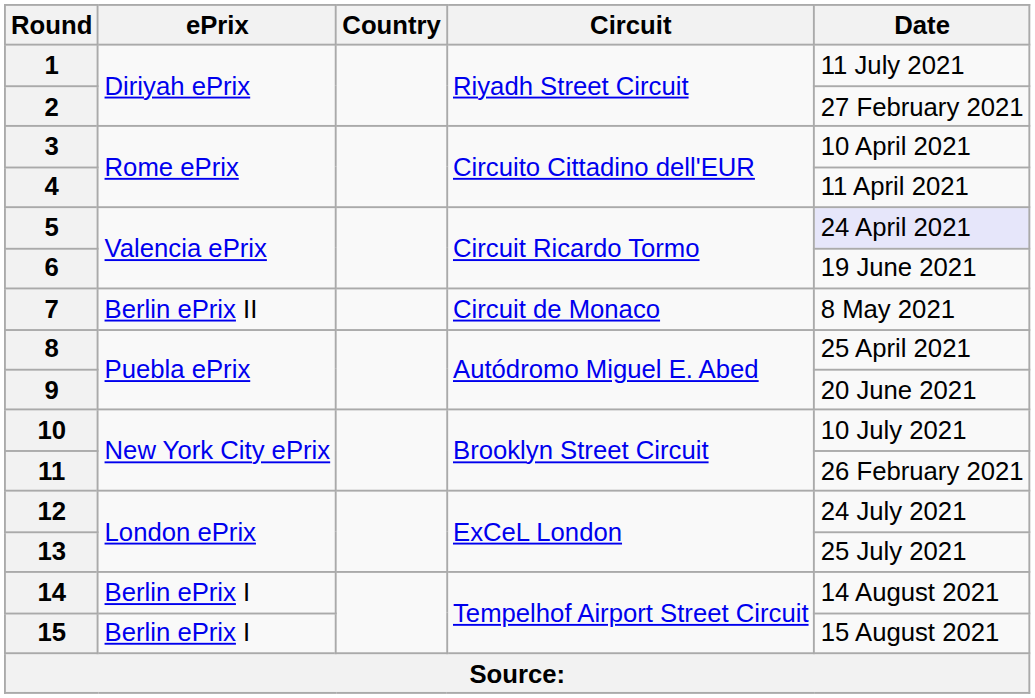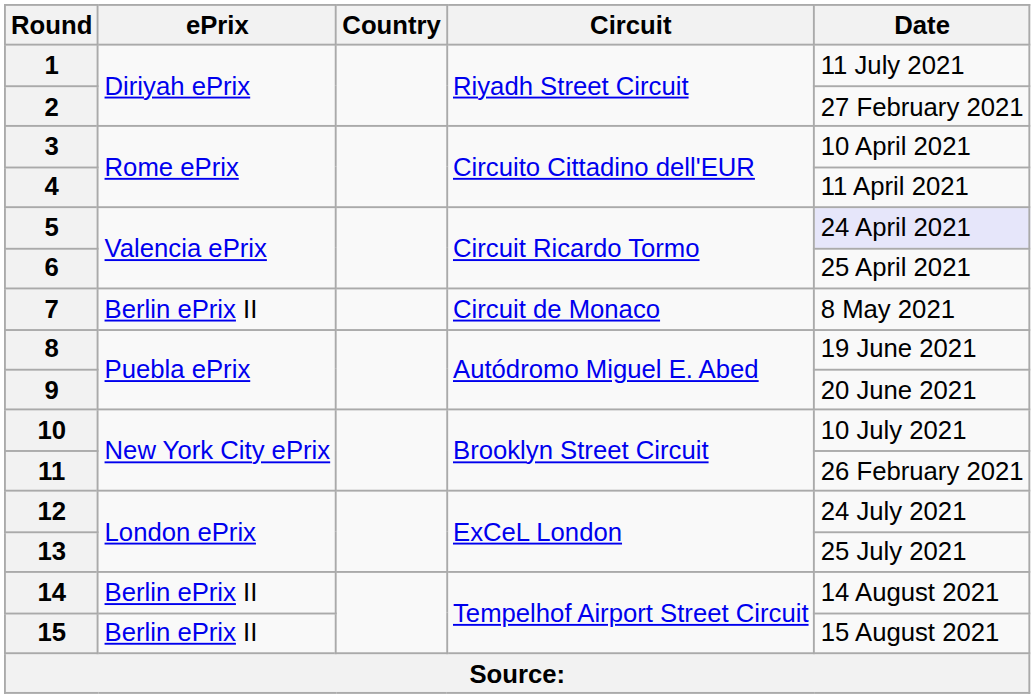(899, 268) 19 June 2021 -> (896, 268) 25 April 2021
(896, 349) 25 April 2021 -> (899, 349) 19 June 2021
(177, 592) Berlin ePrix I -> (181, 592) Berlin ePrix II
(177, 633) Berlin ePrix I -> (181, 633) Berlin ePrix II
